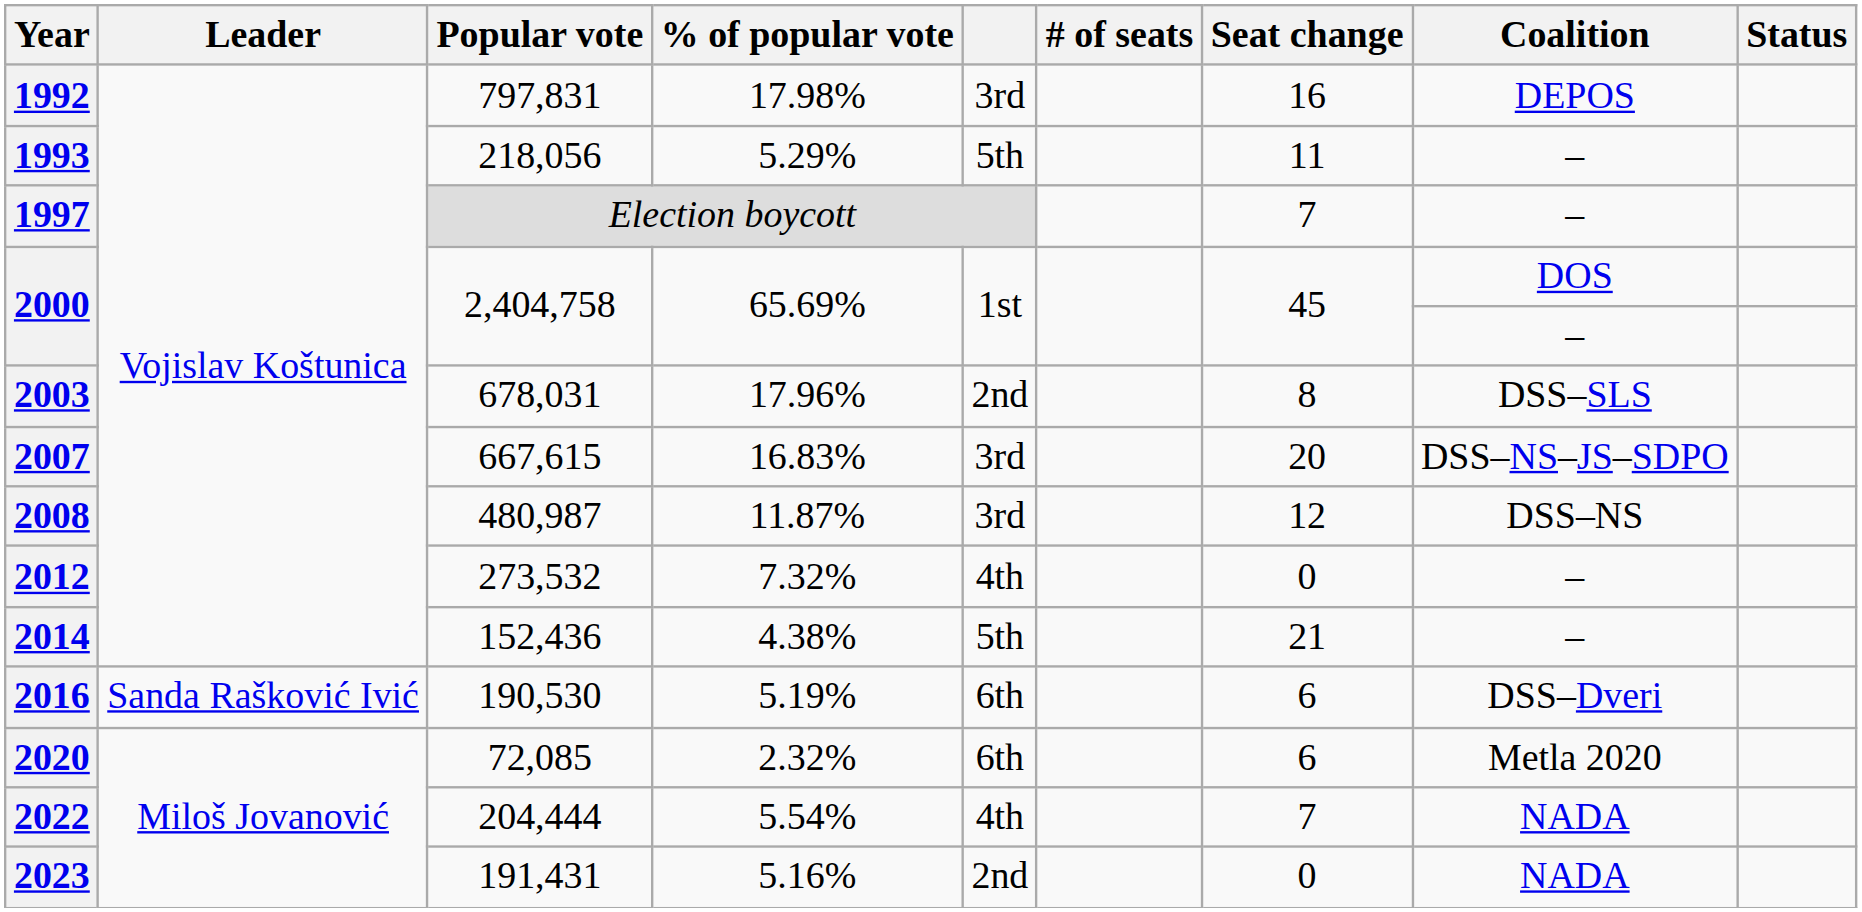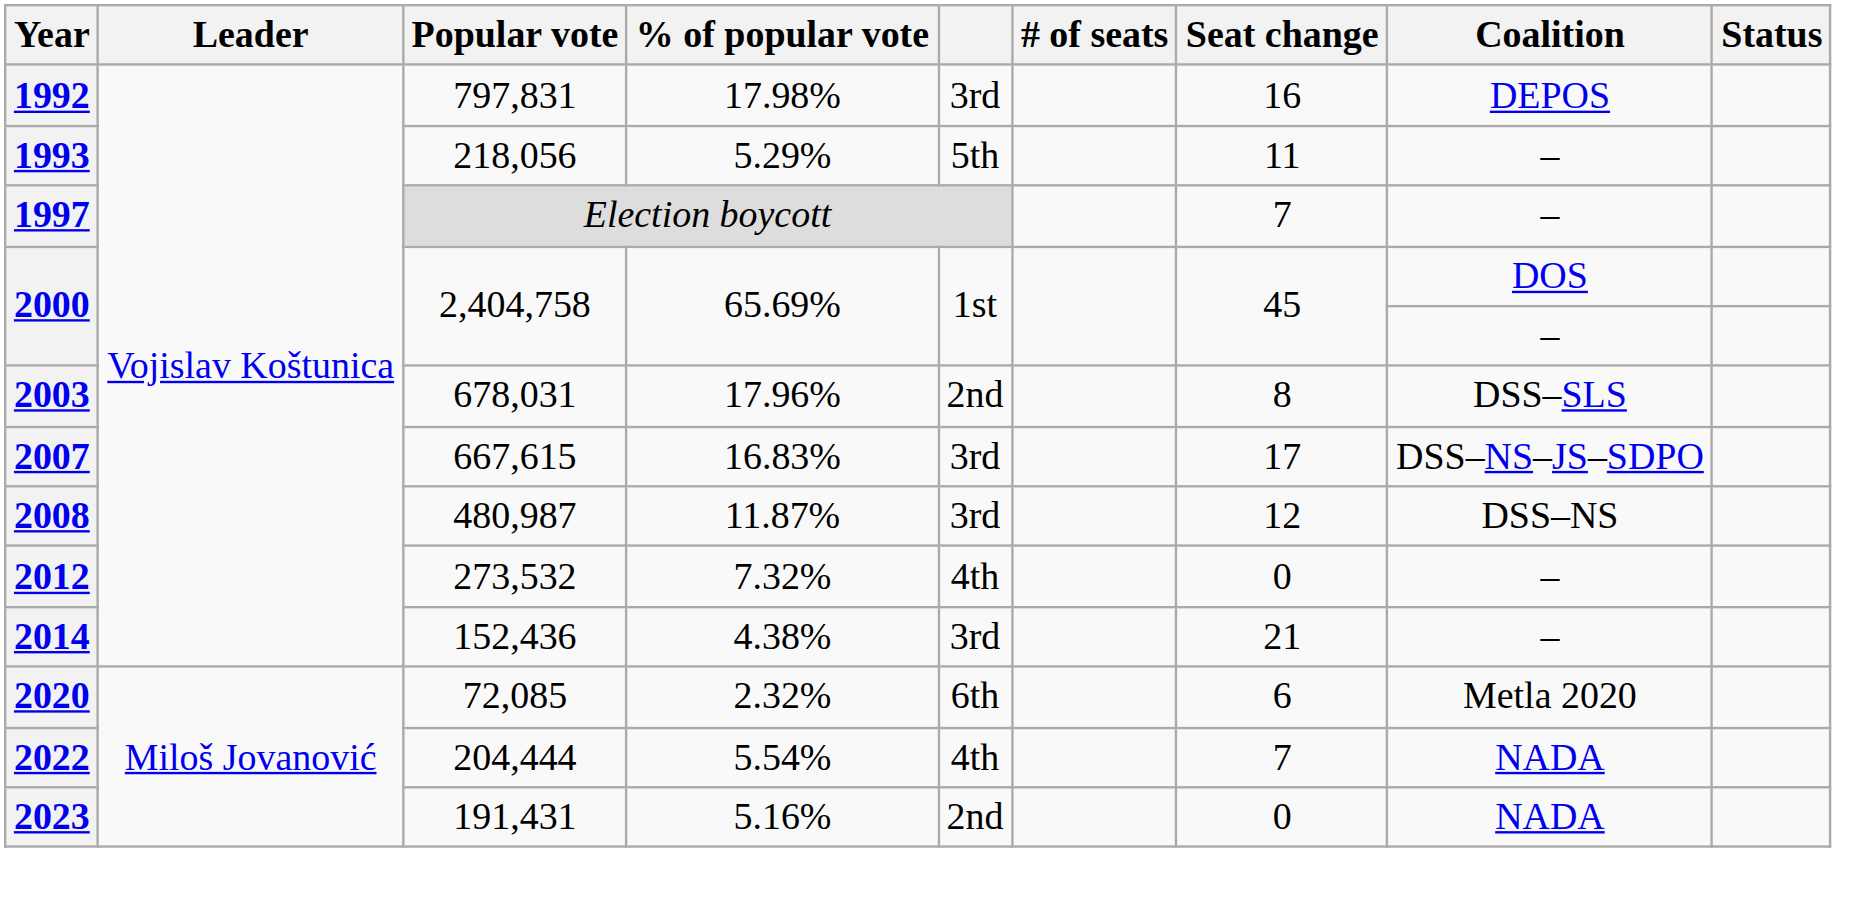(1307, 455) 20 -> (1282, 455) 17
(1000, 635) 5th -> (975, 635) 3rd
- row: (52, 696)
